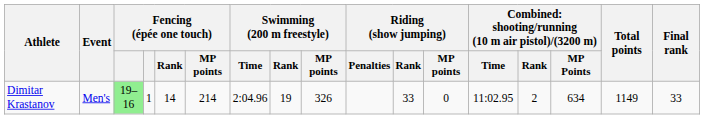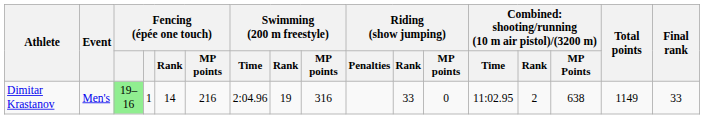(208, 98) 214 -> (208, 98) 216
(323, 98) 326 -> (323, 98) 316
(576, 98) 634 -> (576, 98) 638
